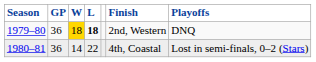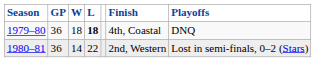(77, 30) gold background -> (77, 30) no background
(137, 30) 2nd, Western -> (135, 30) 4th, Coastal
(135, 48) 4th, Coastal -> (137, 48) 2nd, Western
